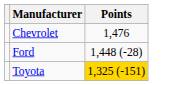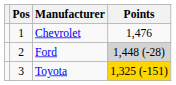+ column: (21, 14)
(116, 52) no background -> (139, 52) lightgrey background
